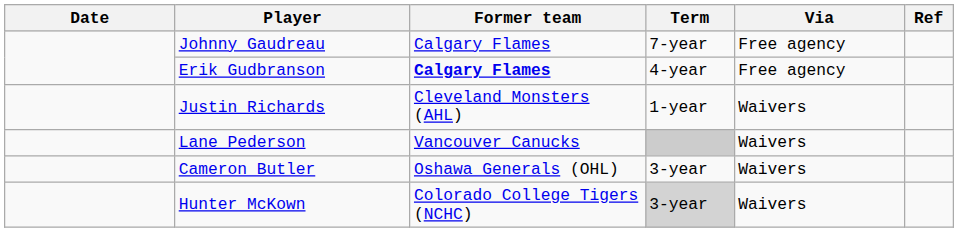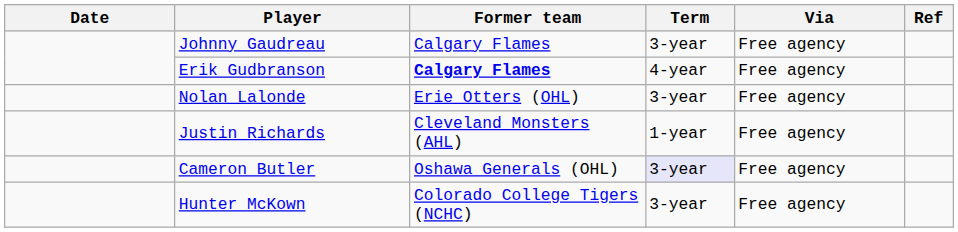(678, 44) 7-year -> (678, 44) 3-year
+ row: (242, 97)
(772, 107) Waivers -> (792, 133) Free agency
- row: (242, 143)
(678, 169) no background -> (678, 169) lavender background
(772, 169) Waivers -> (792, 169) Free agency
(678, 205) lightgrey background -> (678, 205) no background
(772, 205) Waivers -> (792, 205) Free agency
